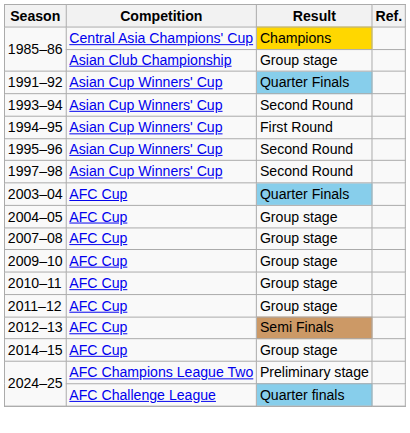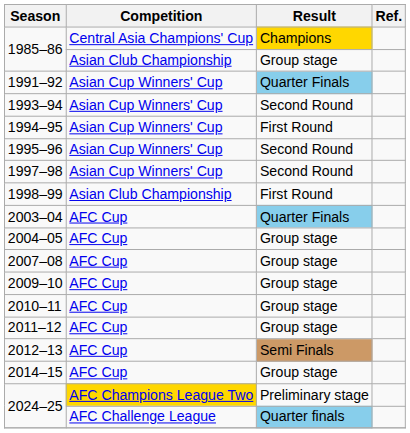+ row: (35, 194)
(161, 373) no background -> (161, 395) gold background
